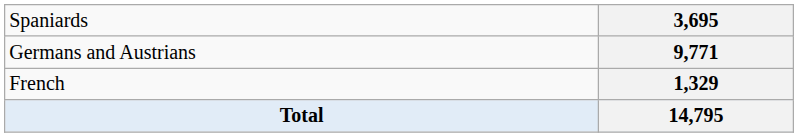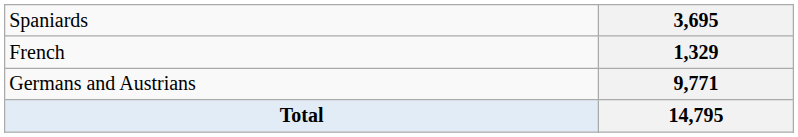rows swapped: (696, 52) <-> (696, 83)
